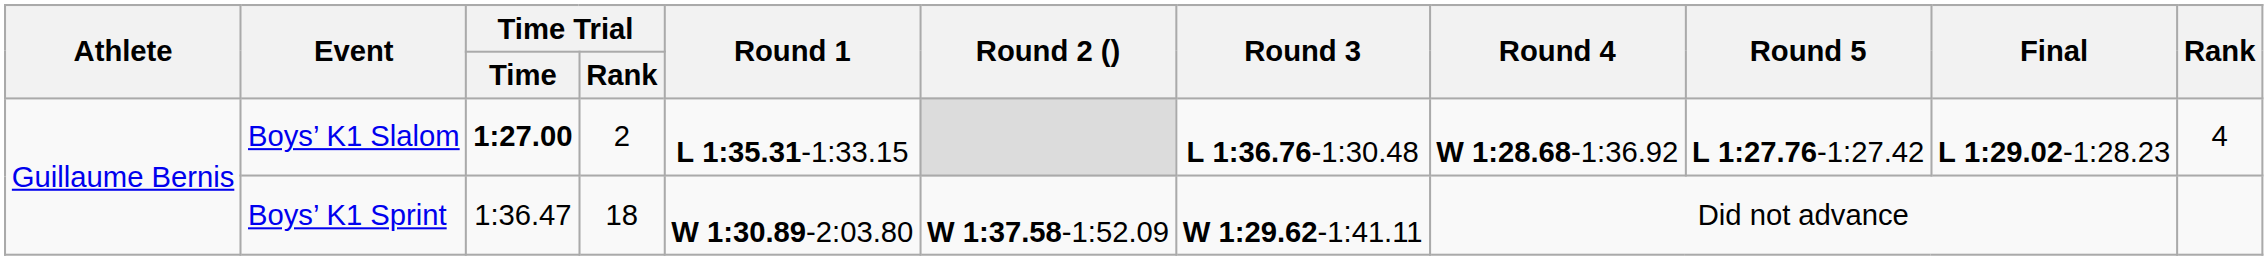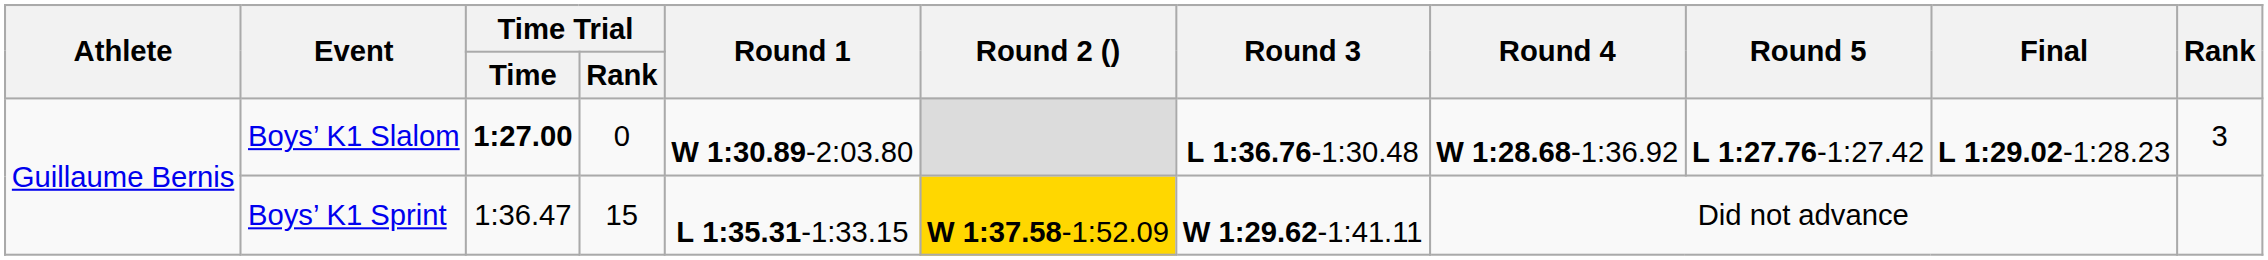(622, 137) 2 -> (622, 137) 0
(792, 153) L 1:35.31-1:33.15 -> (792, 153) W 1:30.89-2:03.80
(2220, 137) 4 -> (2220, 137) 3
(622, 216) 18 -> (622, 216) 15
(792, 232) W 1:30.89-2:03.80 -> (792, 232) L 1:35.31-1:33.15
(1048, 232) no background -> (1048, 232) gold background
